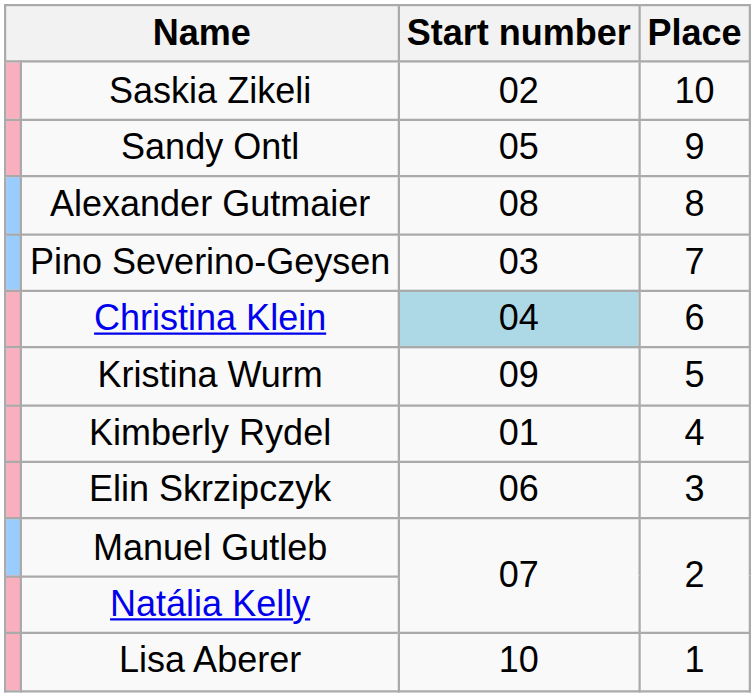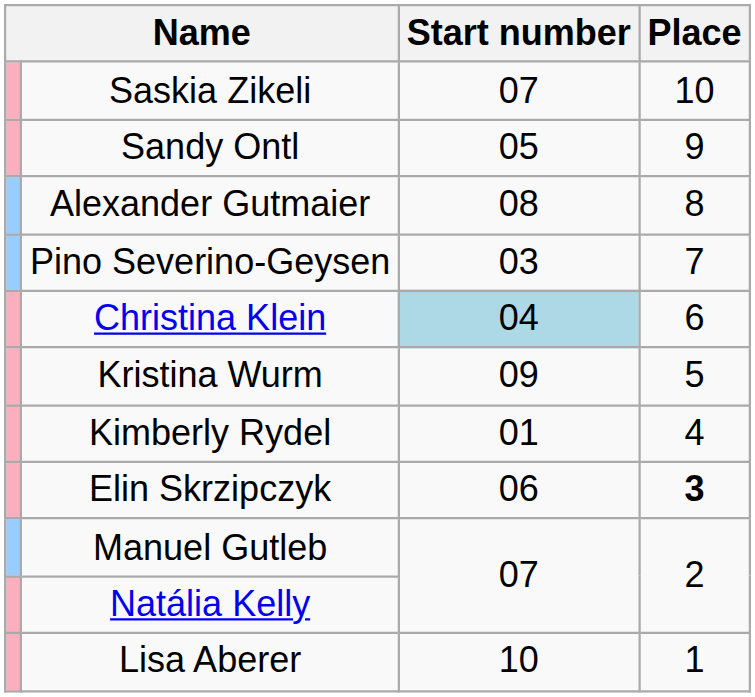(519, 90) 02 -> (519, 90) 07
(695, 489) normal -> (695, 489) bold
